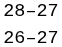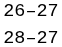rows swapped: (31, 38) <-> (31, 11)
